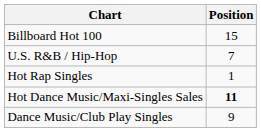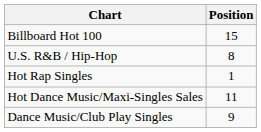(231, 55) 7 -> (231, 55) 8
(231, 96) bold -> (231, 96) normal
